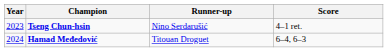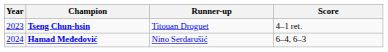(180, 26) Nino Serdarušić -> (180, 26) Titouan Droguet
(180, 40) Titouan Droguet -> (180, 40) Nino Serdarušić
